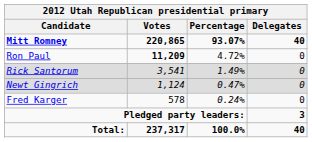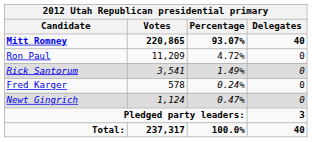(168, 56) bold -> (168, 56) normal
rows swapped: (42, 86) <-> (37, 101)
